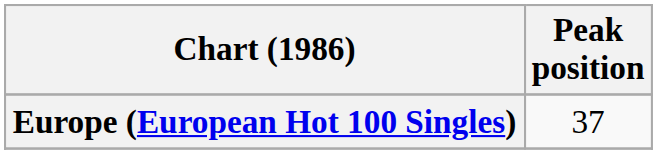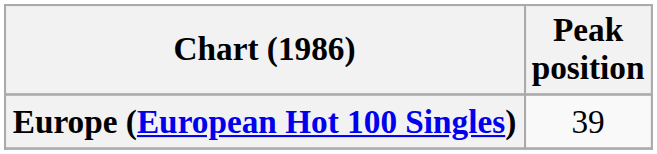(588, 121) 37 -> (588, 121) 39
